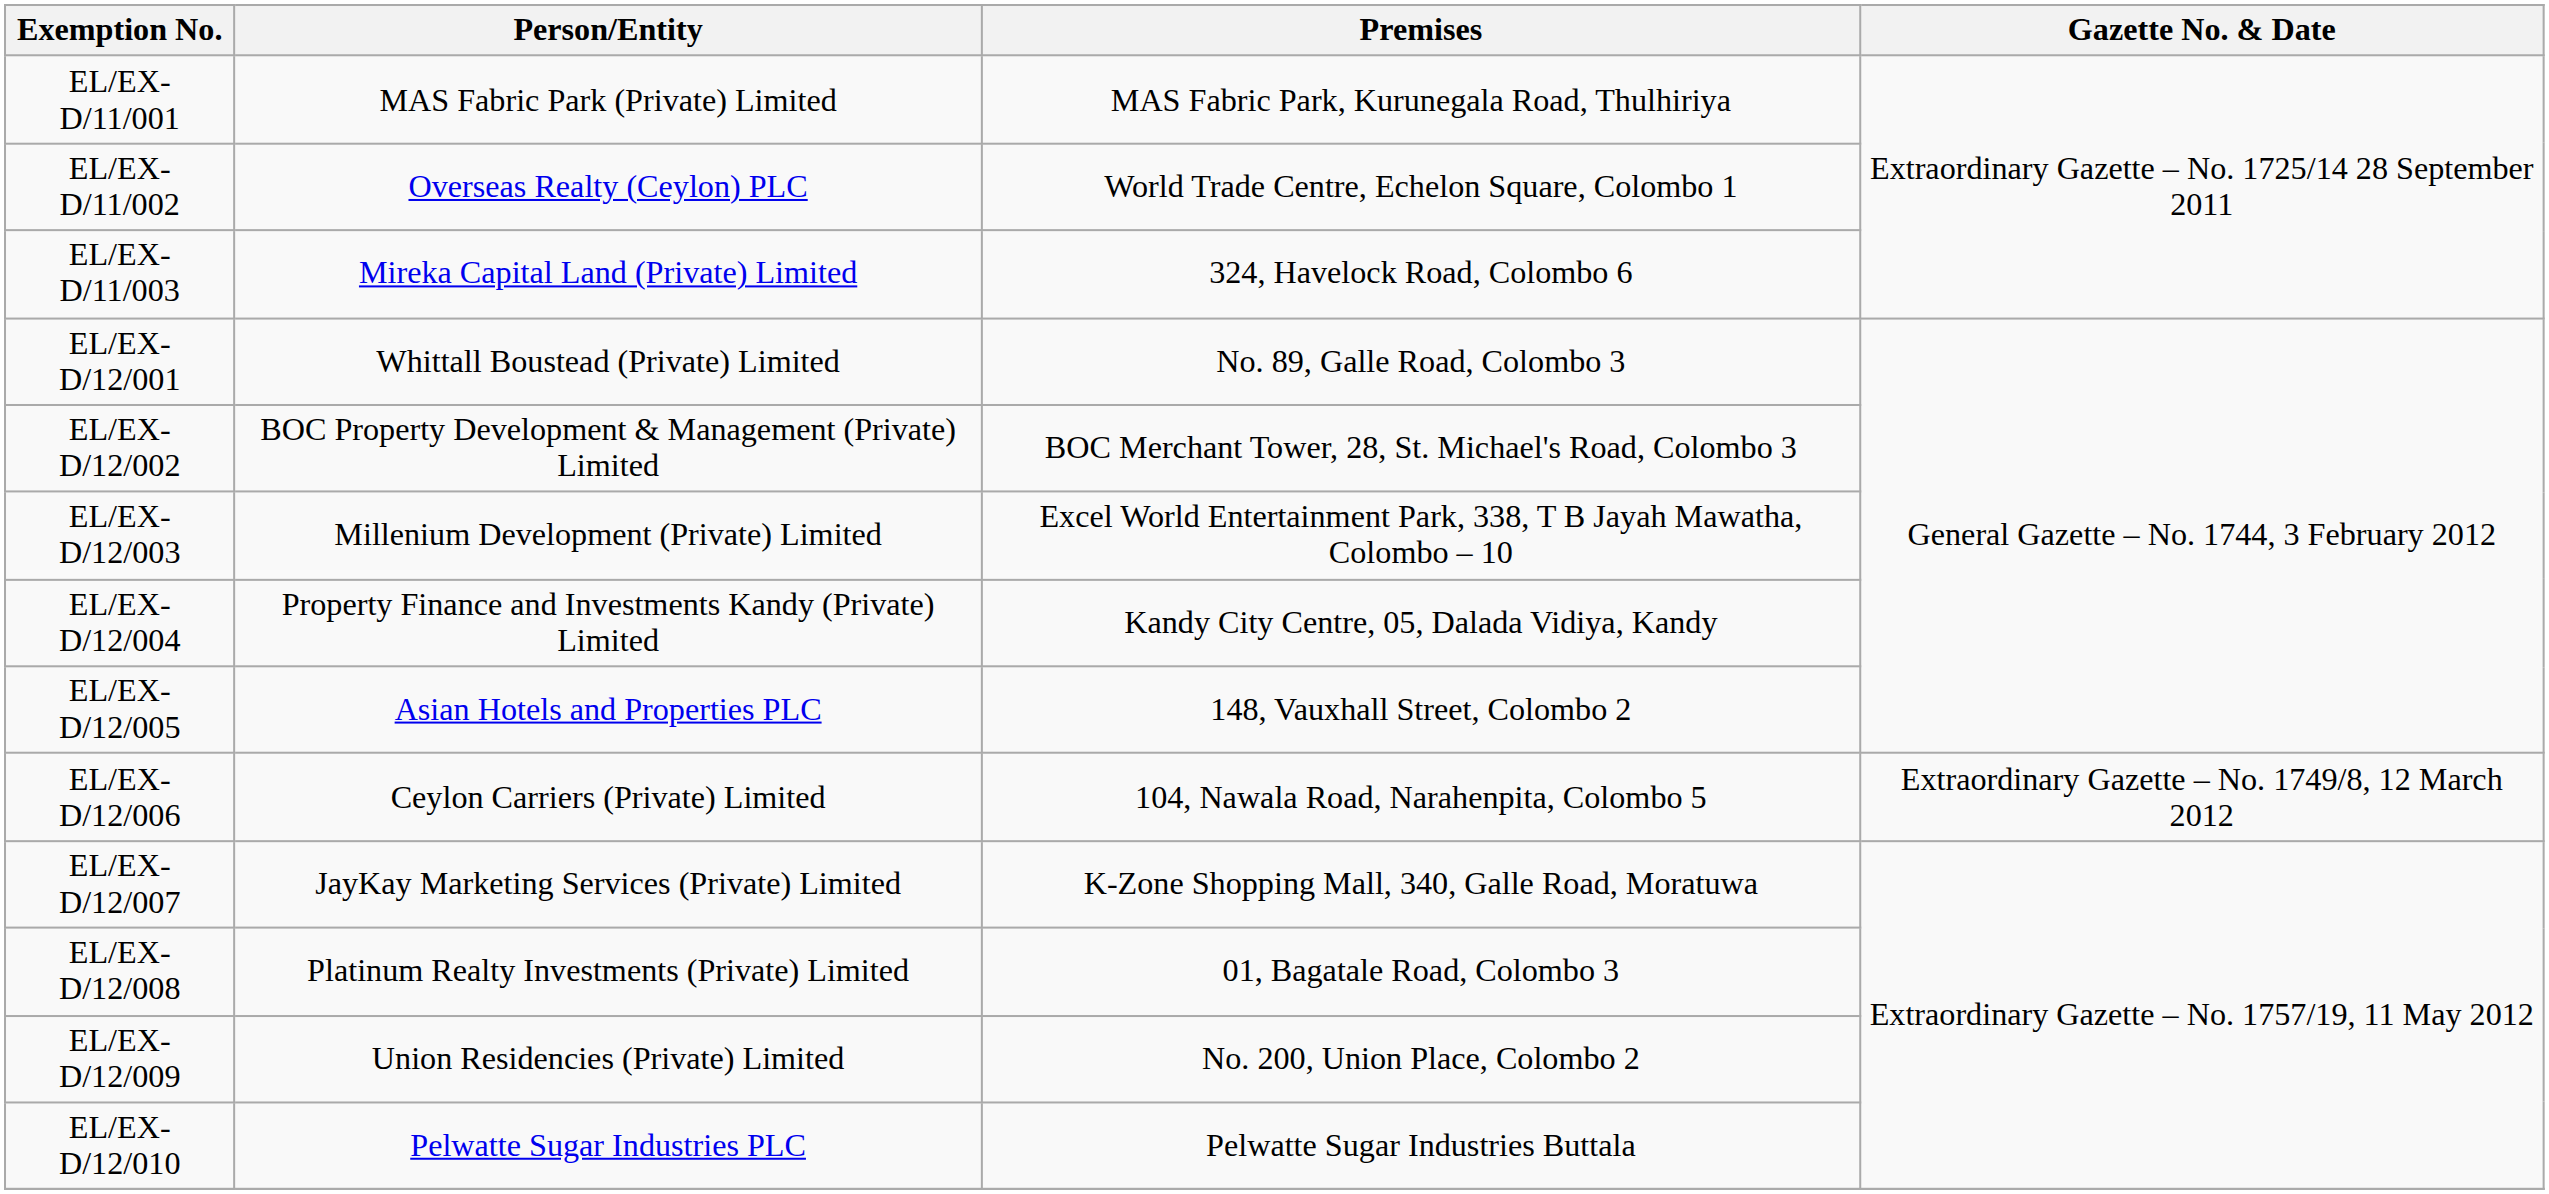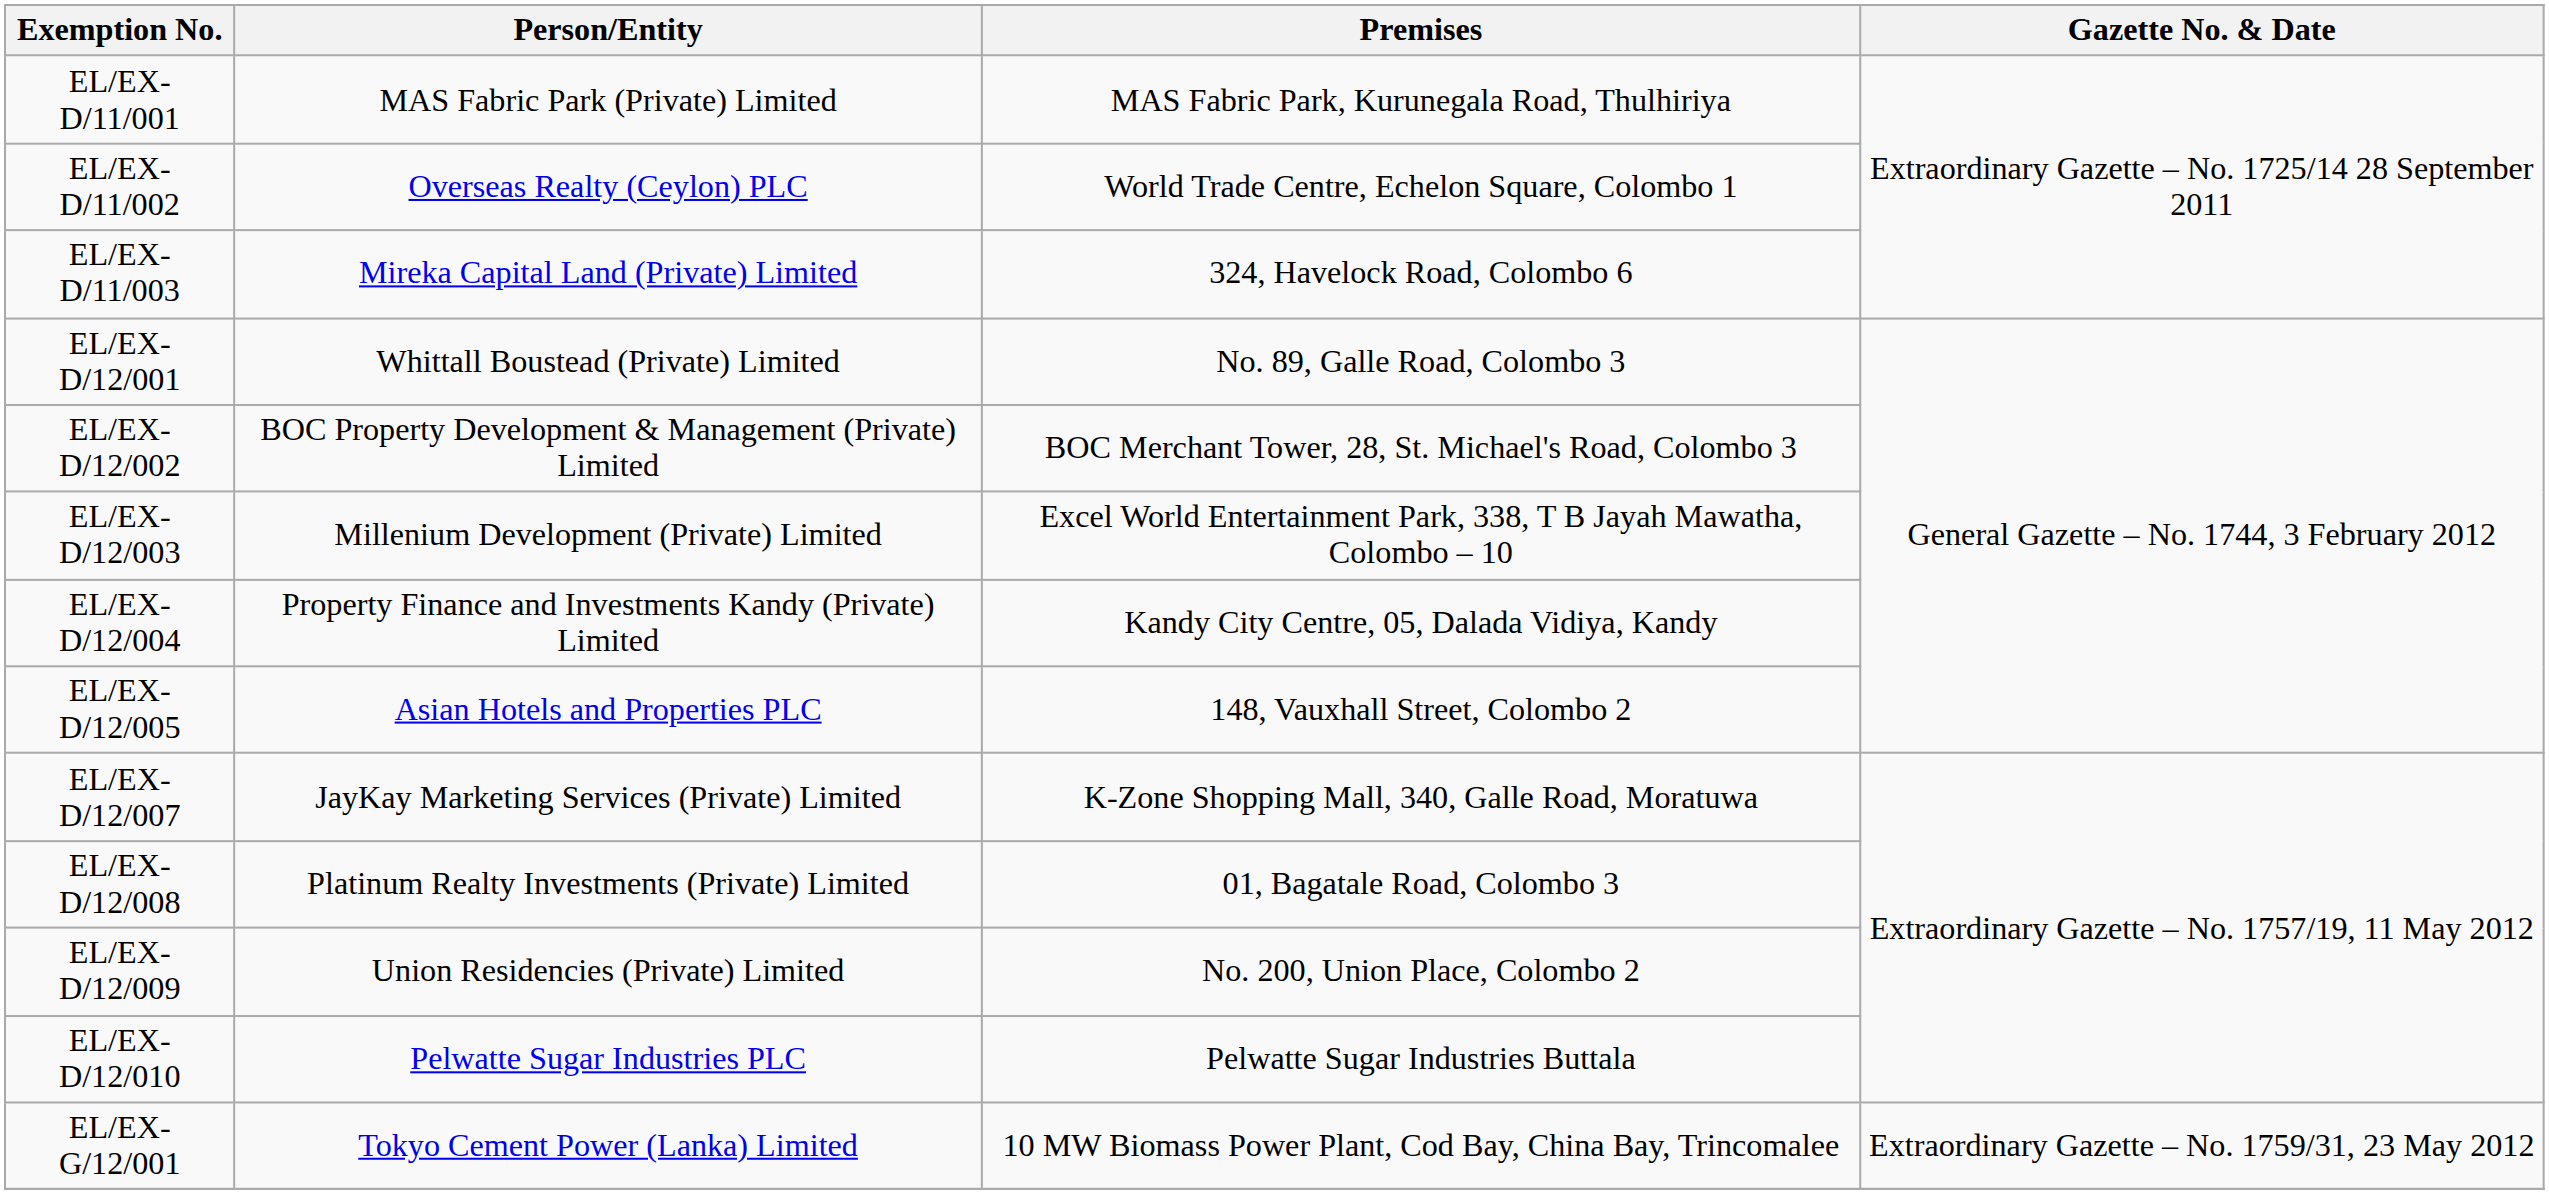- row: (120, 796)
+ row: (120, 1145)
